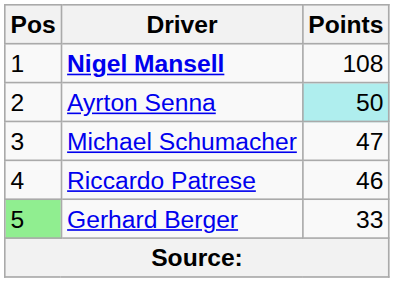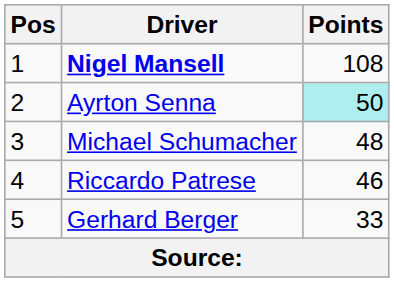(370, 141) 47 -> (370, 141) 48
(17, 219) lightgreen background -> (17, 219) no background
